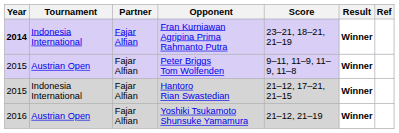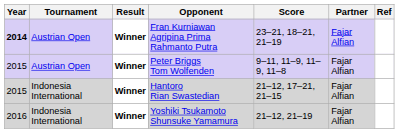columns swapped: (135, 12) <-> (357, 12)
(57, 37) Indonesia International -> (61, 37) Austrian Open
(61, 116) Austrian Open -> (57, 116) Indonesia International
